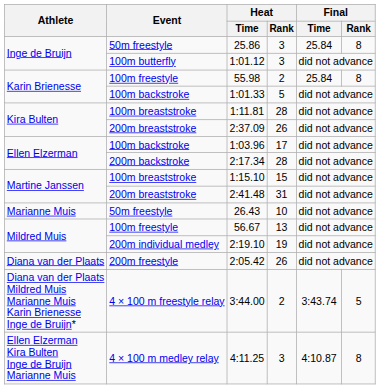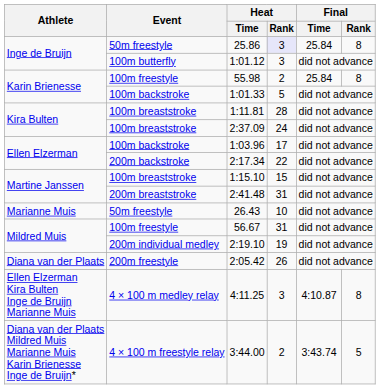(282, 45) no background -> (282, 45) lavender background
(153, 128) 200m breaststroke -> (153, 128) 100m breaststroke
(282, 128) 26 -> (282, 128) 24
(282, 162) 28 -> (282, 162) 22
(282, 228) 13 -> (282, 228) 31
rows swapped: (247, 301) <-> (247, 359)
